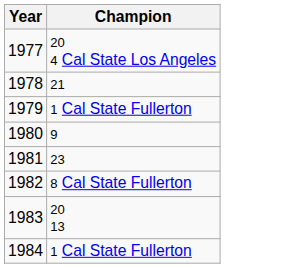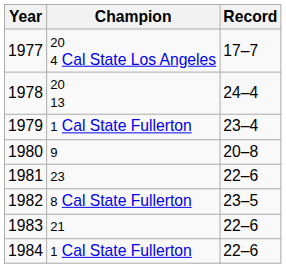+ column: (250, 16)
(57, 85) 21 -> (57, 94) 20 13
(57, 218) 20 13 -> (57, 227) 21
